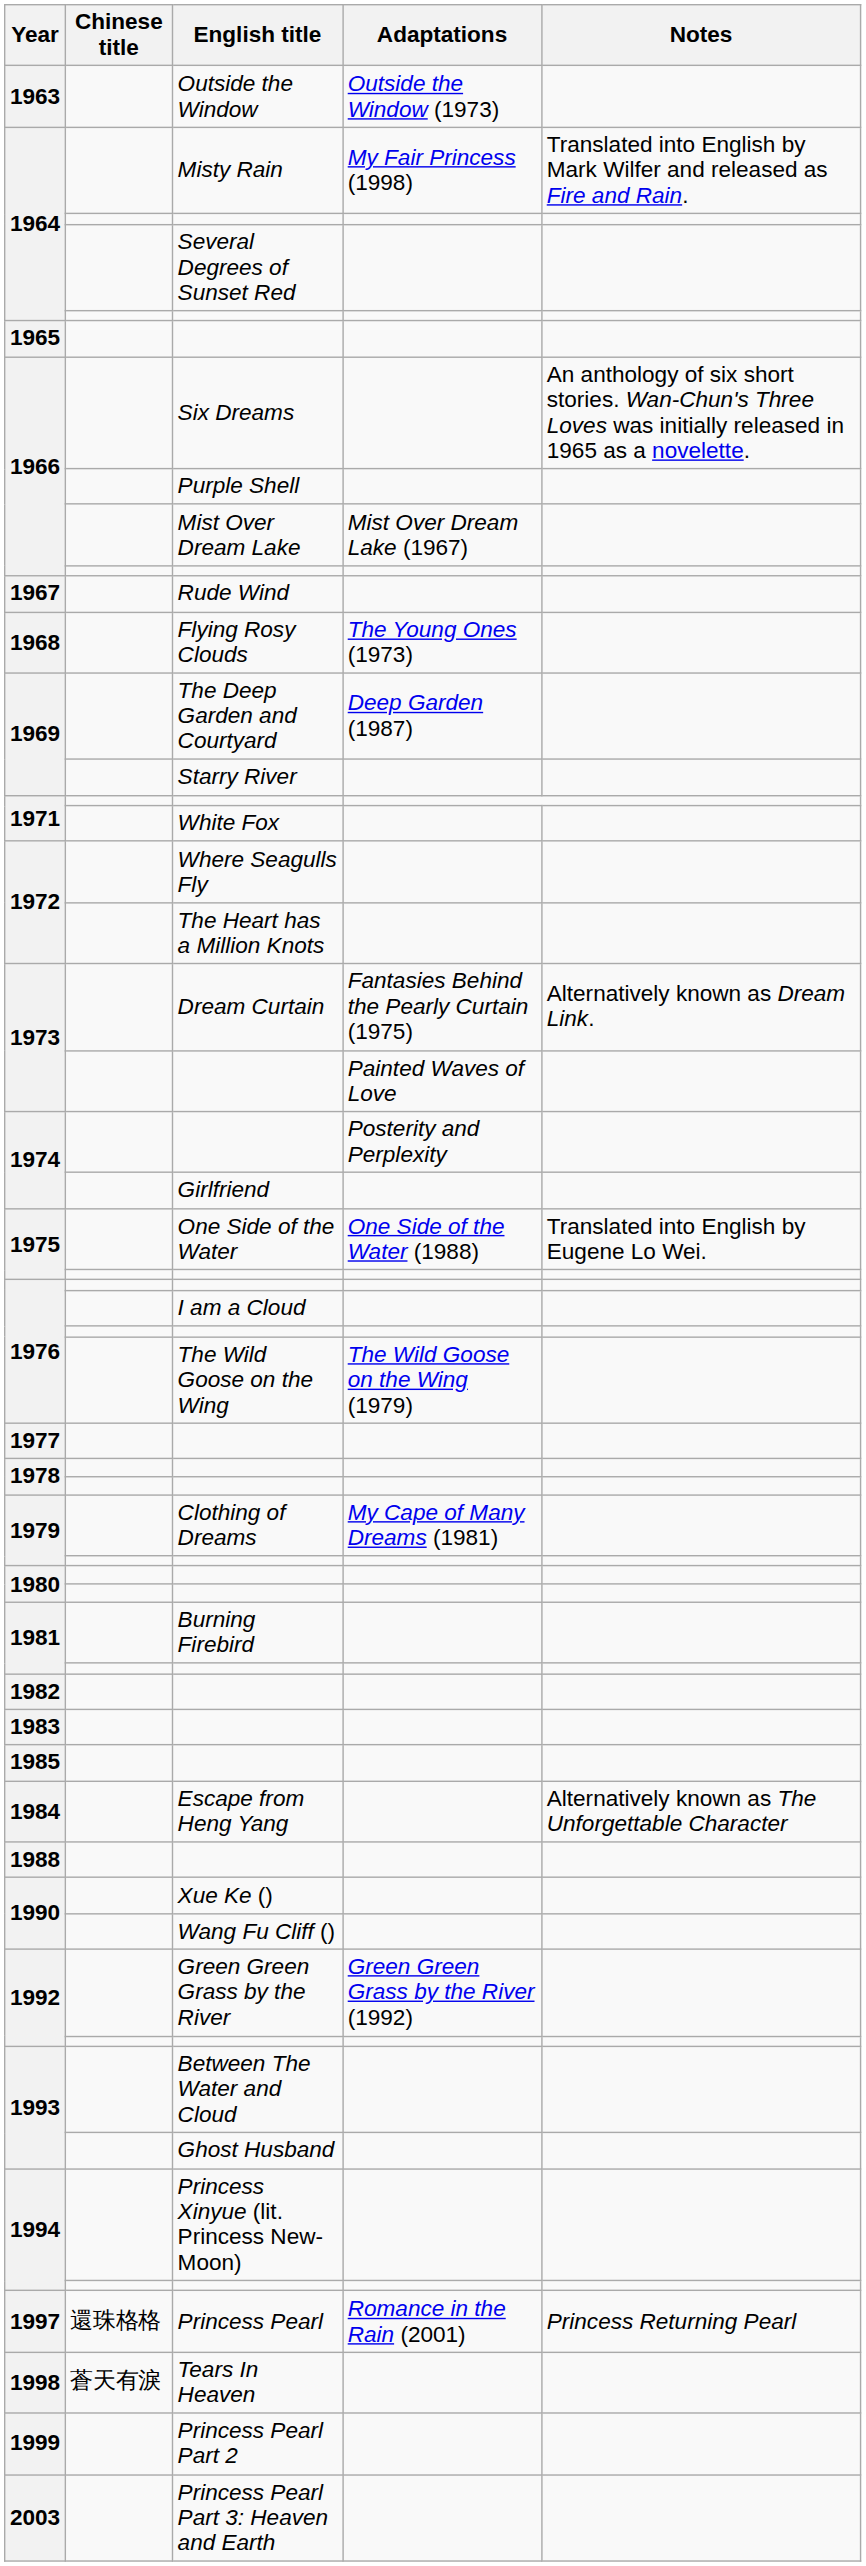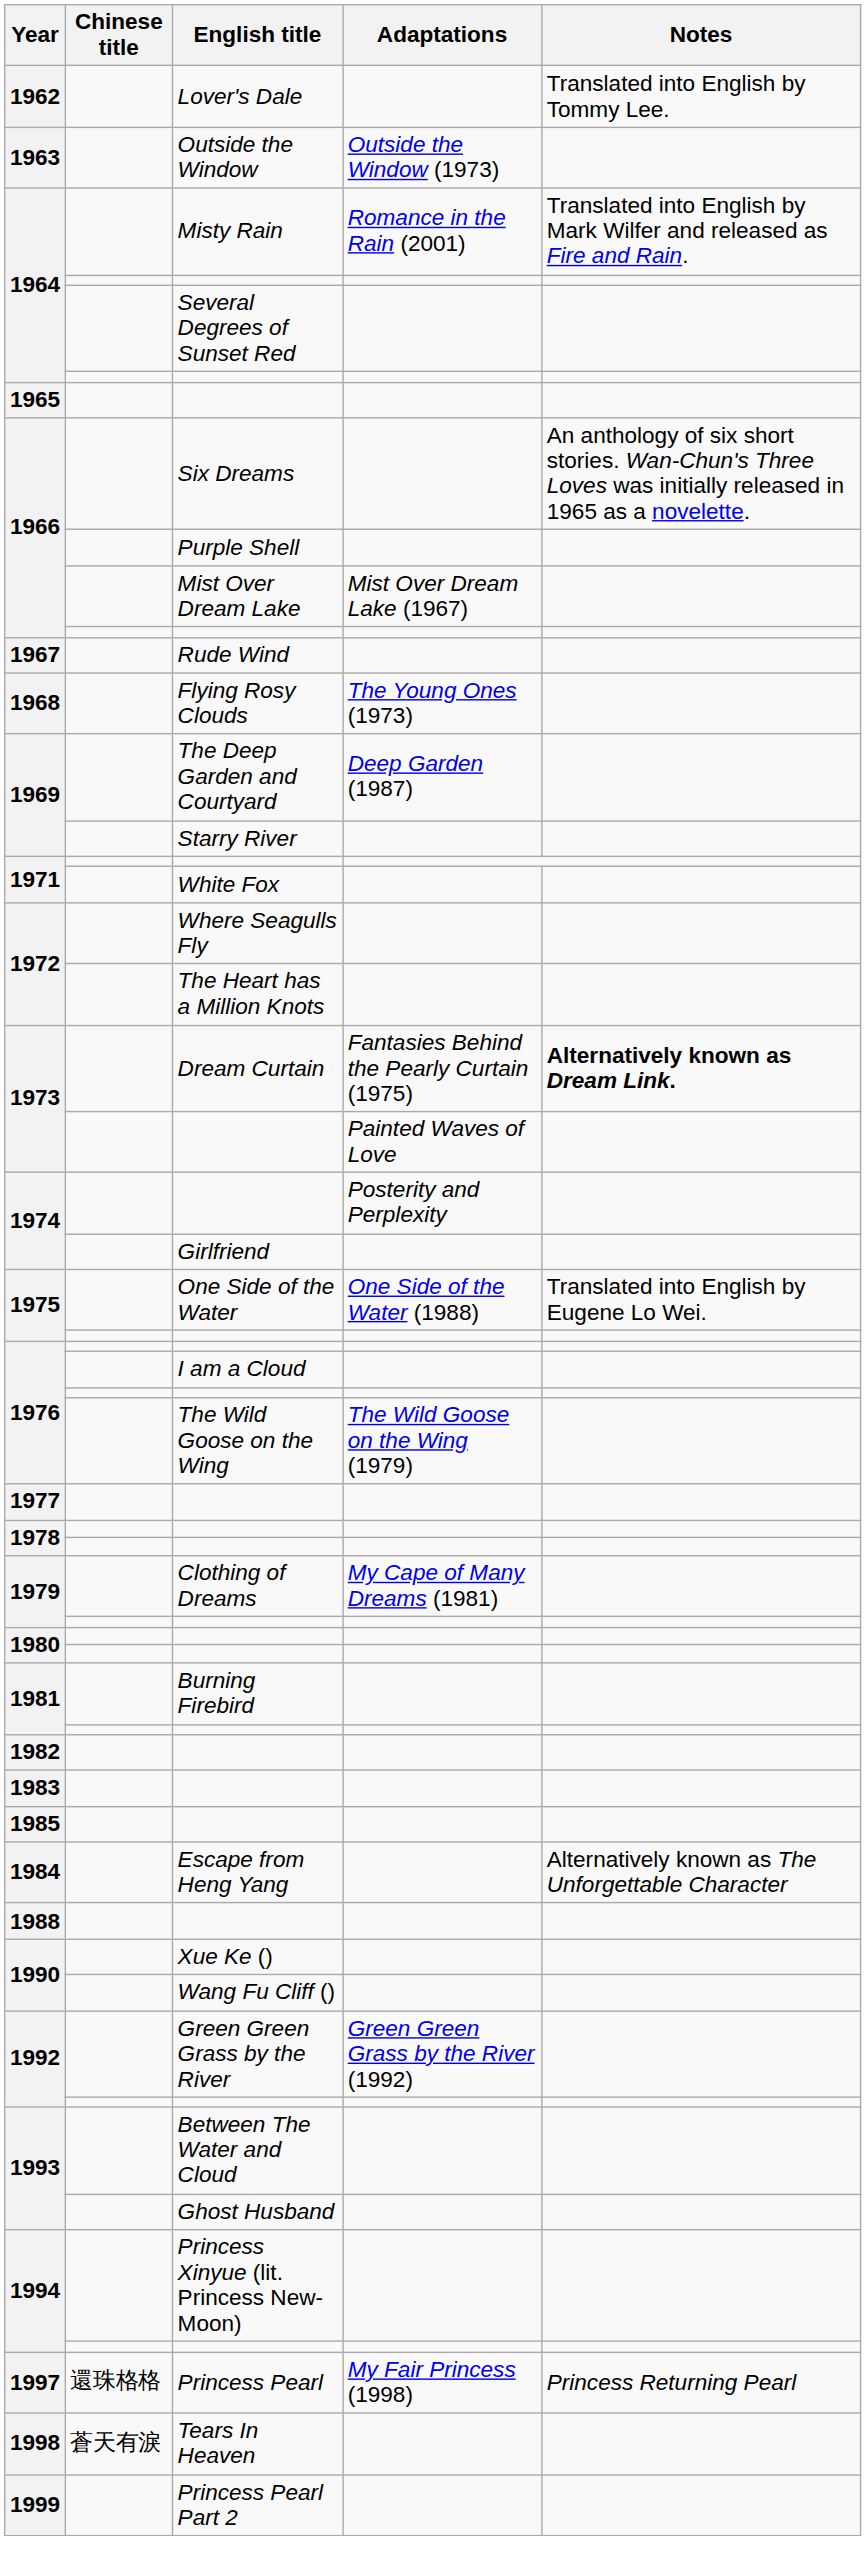+ row: (35, 96)
(432, 170) My Fair Princess (1998) -> (427, 231) Romance in the Rain (2001)
(696, 1006) normal -> (669, 1067) bold
(427, 2321) Romance in the Rain (2001) -> (432, 2382) My Fair Princess (1998)
- row: (35, 2517)
